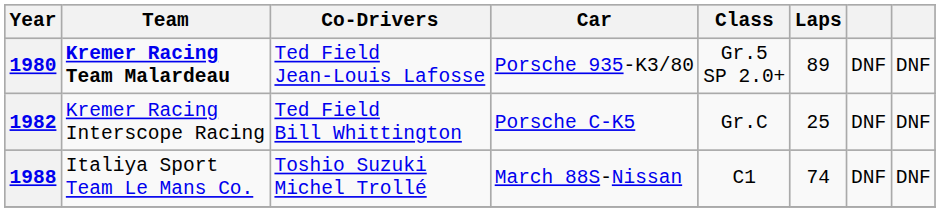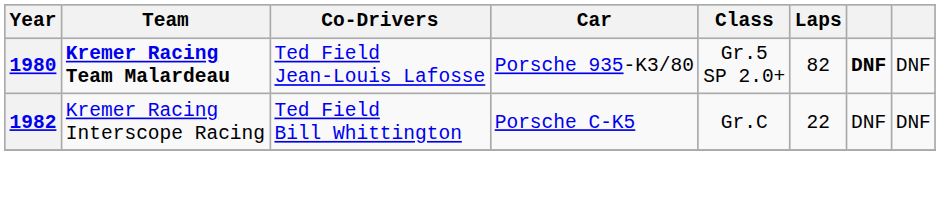(818, 65) 89 -> (818, 65) 82
(869, 65) normal -> (869, 65) bold
(818, 122) 25 -> (818, 122) 22
- row: (33, 178)
